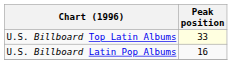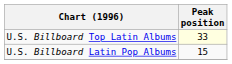(203, 52) 16 -> (203, 52) 15
